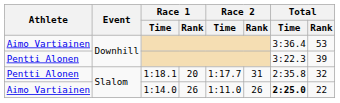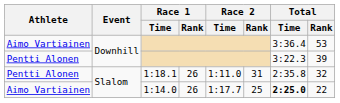(192, 74) 20 -> (192, 74) 26
(225, 74) 1:17.7 -> (225, 74) 1:11.0
(225, 89) 1:11.0 -> (225, 89) 1:17.7
(257, 89) 26 -> (257, 89) 25
